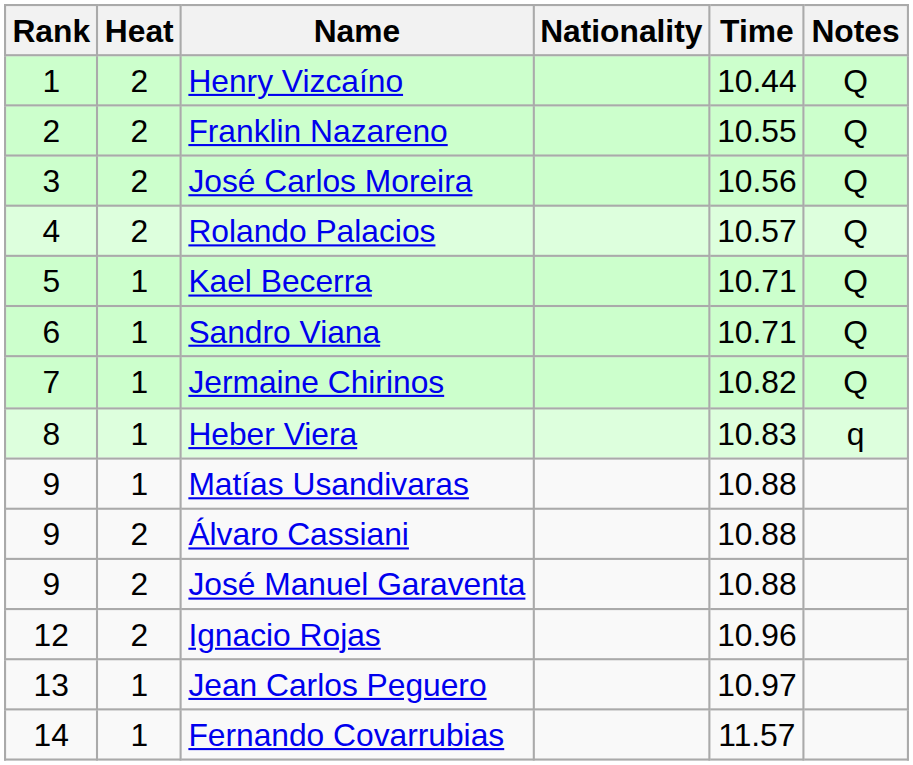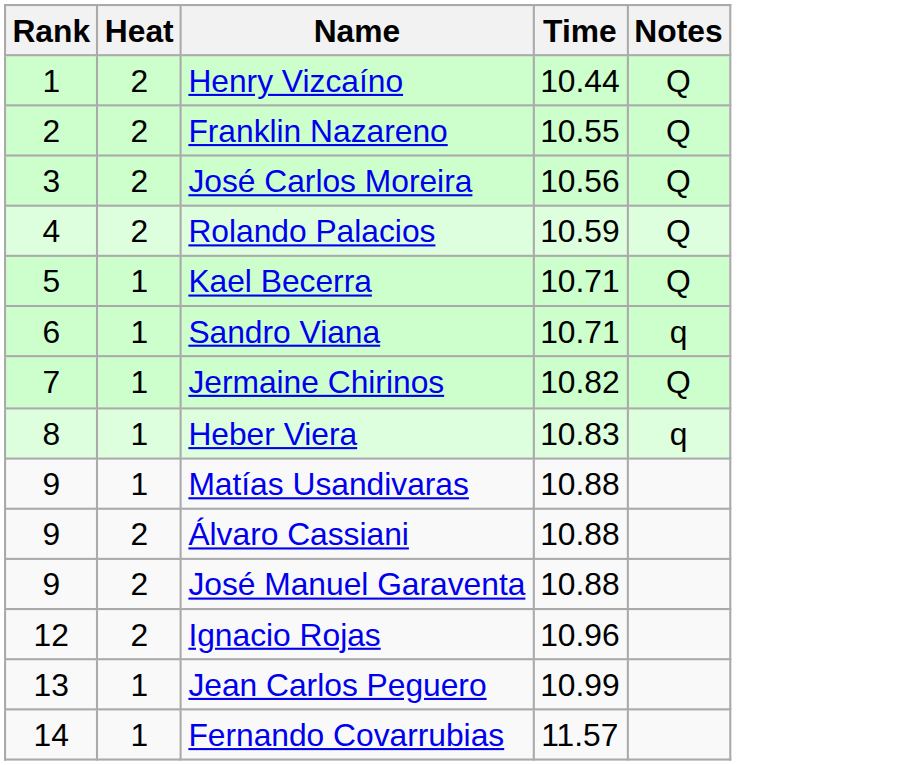- column: (621, 30)
(757, 232) 10.57 -> (580, 232) 10.59
(855, 332) Q -> (678, 332) q
(757, 684) 10.97 -> (580, 684) 10.99
